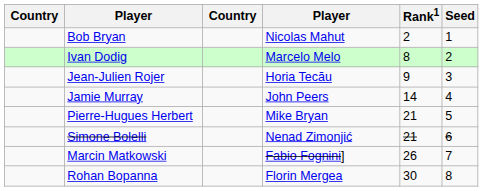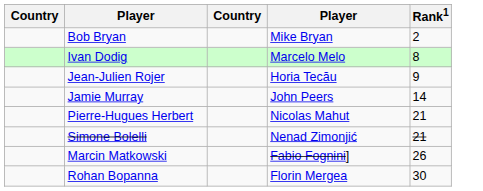- column: (460, 16)
(305, 37) Nicolas Mahut -> (301, 37) Mike Bryan
(297, 116) Mike Bryan -> (310, 116) Nicolas Mahut
